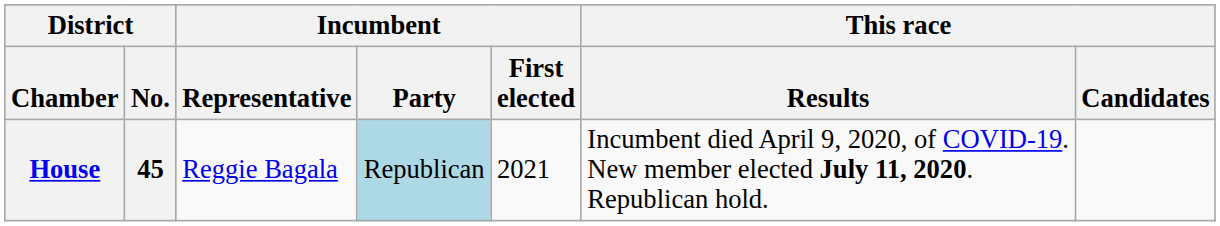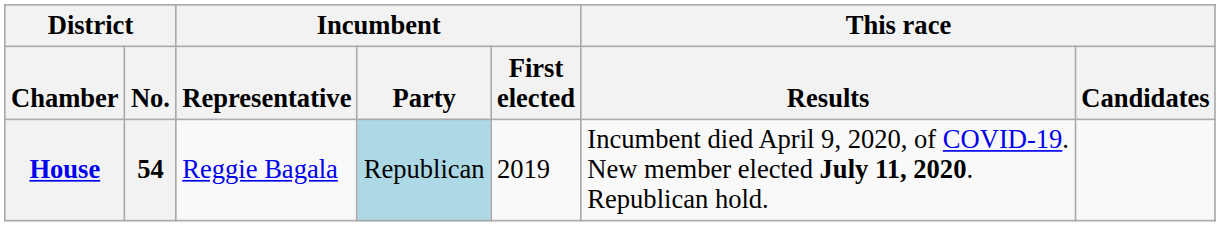(150, 169) 45 -> (150, 169) 54
(523, 169) 2021 -> (523, 169) 2019
